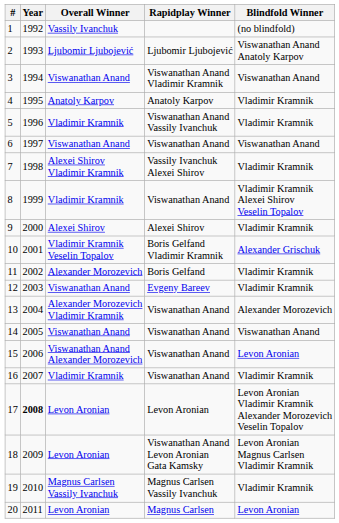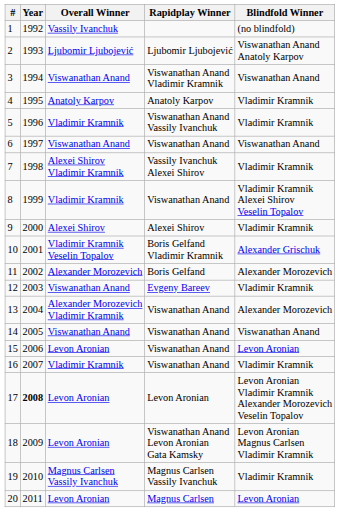(275, 271) Vladimir Kramnik -> (285, 271) Alexander Morozevich
(95, 354) Viswanathan Anand Alexander Morozevich -> (79, 348) Levon Aronian
